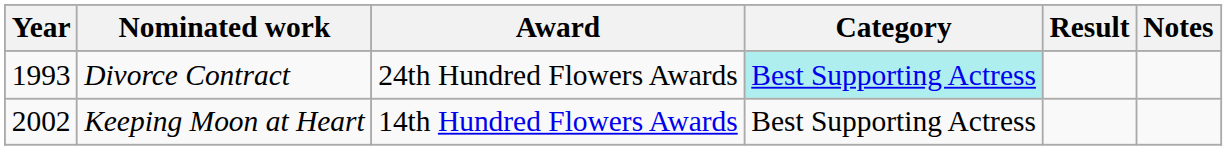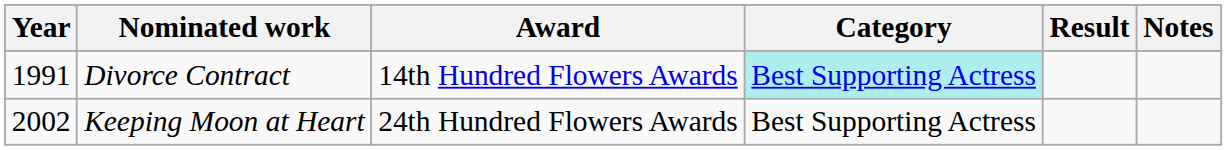(41, 74) 1993 -> (41, 74) 1991
(558, 74) 24th Hundred Flowers Awards -> (558, 74) 14th Hundred Flowers Awards
(558, 121) 14th Hundred Flowers Awards -> (558, 121) 24th Hundred Flowers Awards
